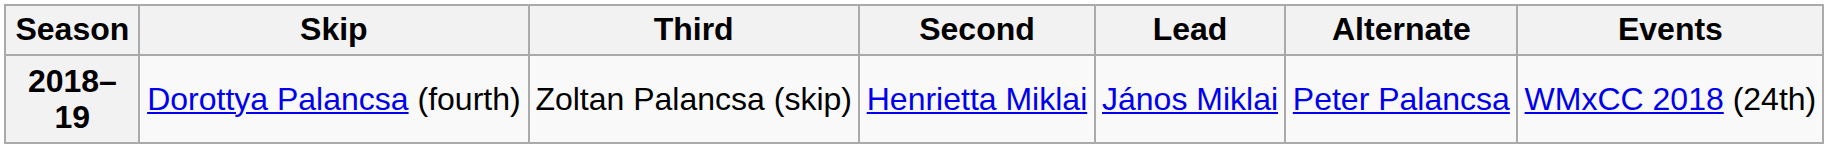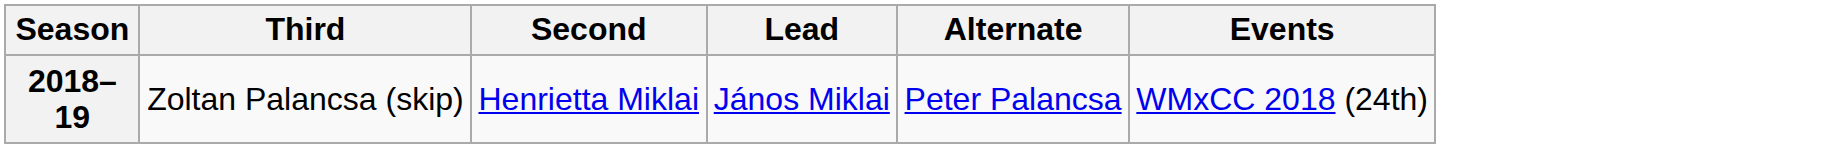- column: (334, 29)
